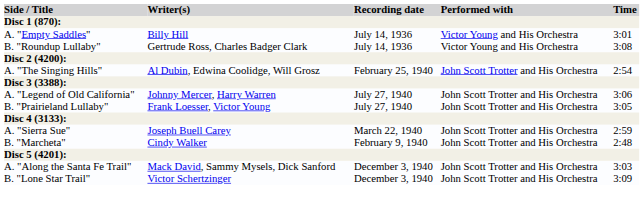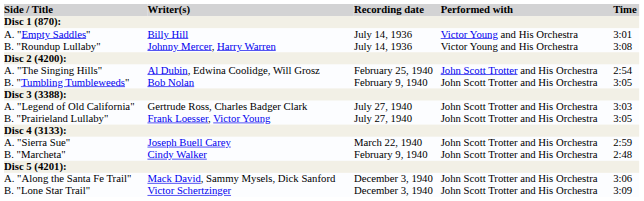(227, 46) Gertrude Ross, Charles Badger Clark -> (212, 46) Johnny Mercer, Harry Warren
+ row: (67, 82)
(212, 94) Johnny Mercer, Harry Warren -> (227, 106) Gertrude Ross, Charles Badger Clark
(623, 94) 3:06 -> (623, 106) 3:03
(623, 166) 3:03 -> (623, 179) 3:06
